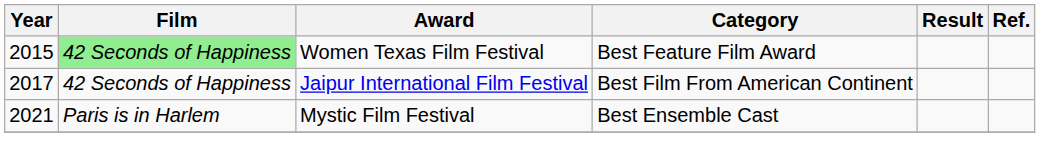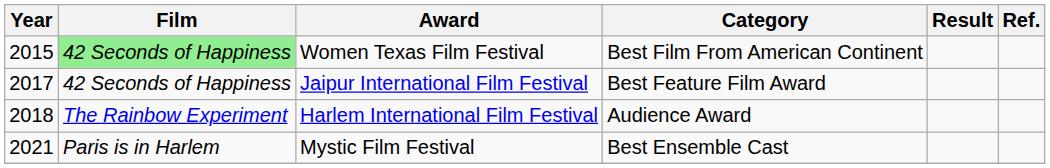(707, 52) Best Feature Film Award -> (765, 52) Best Film From American Continent
(755, 83) Best Film From American Continent -> (716, 83) Best Feature Film Award
+ row: (449, 115)
